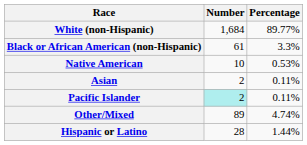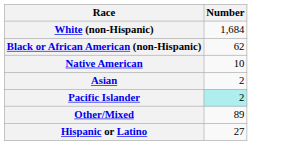- column: (275, 13)
(239, 47) 61 -> (239, 47) 62
(239, 132) 28 -> (239, 132) 27
